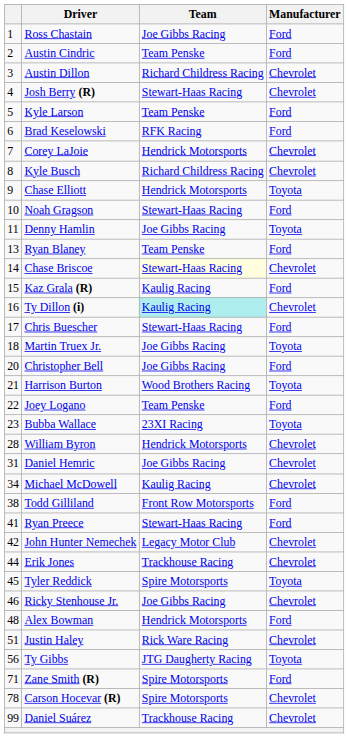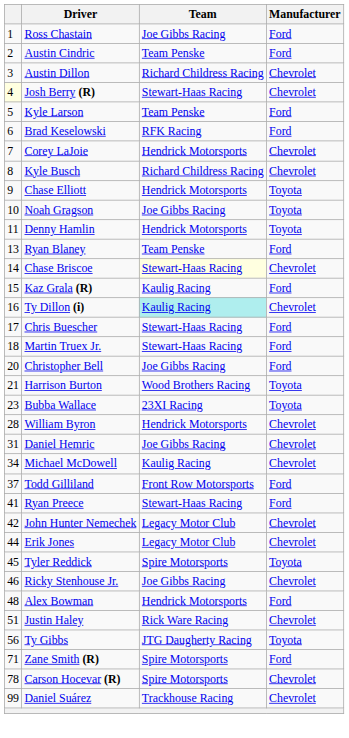(10, 92) no background -> (10, 92) lightyellow background
(192, 209) Stewart-Haas Racing -> (184, 209) Joe Gibbs Racing
(280, 209) Ford -> (285, 209) Toyota
(184, 229) Joe Gibbs Racing -> (194, 229) Hendrick Motorsports
(184, 346) Joe Gibbs Racing -> (192, 346) Stewart-Haas Racing
(285, 346) Toyota -> (280, 346) Ford
- row: (55, 405)
(13, 503) 38 -> (13, 483) 37
(188, 561) Trackhouse Racing -> (189, 542) Legacy Motor Club
